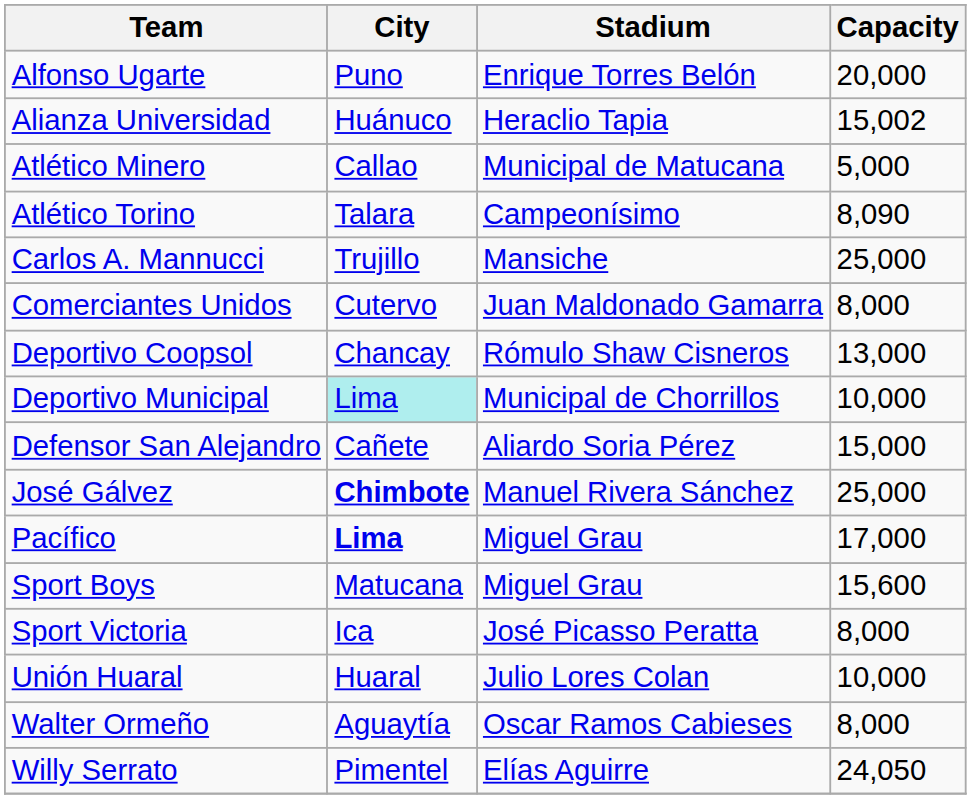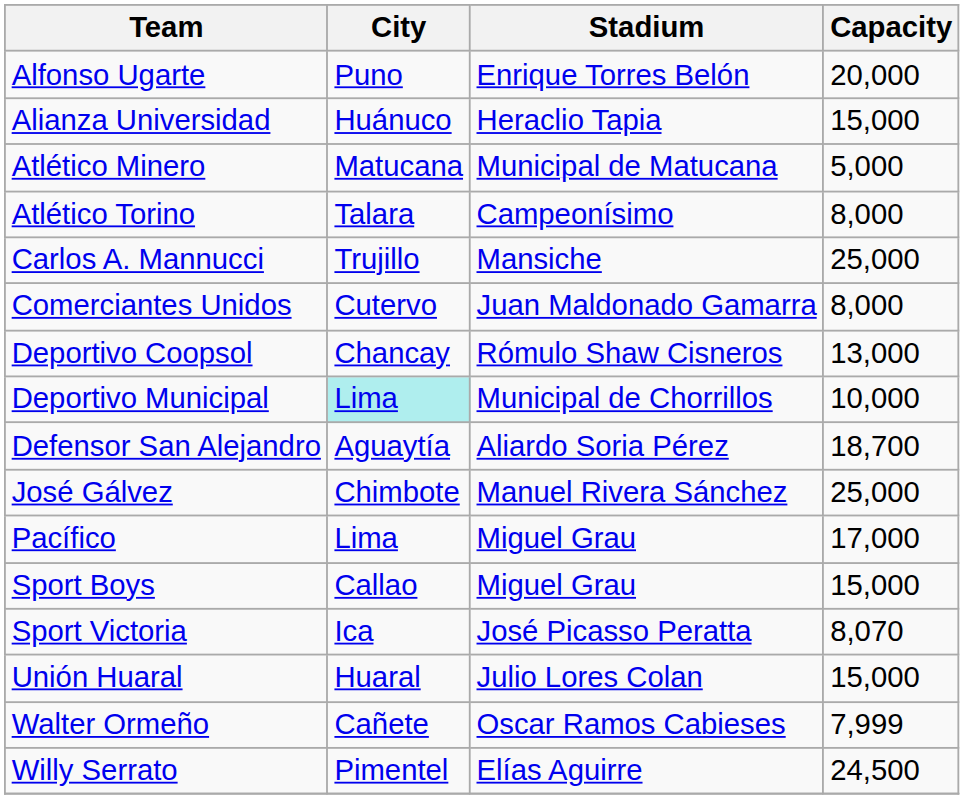(881, 120) 15,002 -> (875, 120) 15,000
(376, 167) Callao -> (399, 167) Matucana
(873, 213) 8,090 -> (867, 213) 8,000
(382, 445) Cañete -> (392, 445) Aguaytía
(881, 445) 15,000 -> (875, 445) 18,700
(402, 492) bold -> (397, 492) normal
(369, 538) bold -> (366, 538) normal
(399, 584) Matucana -> (376, 584) Callao
(881, 584) 15,600 -> (875, 584) 15,000
(873, 631) 8,000 -> (867, 631) 8,070
(881, 677) 10,000 -> (875, 677) 15,000
(392, 724) Aguaytía -> (382, 724) Cañete
(873, 724) 8,000 -> (867, 724) 7,999
(881, 770) 24,050 -> (875, 770) 24,500
